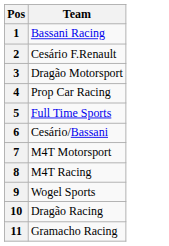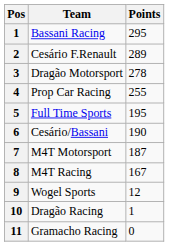+ column: (145, 13)
